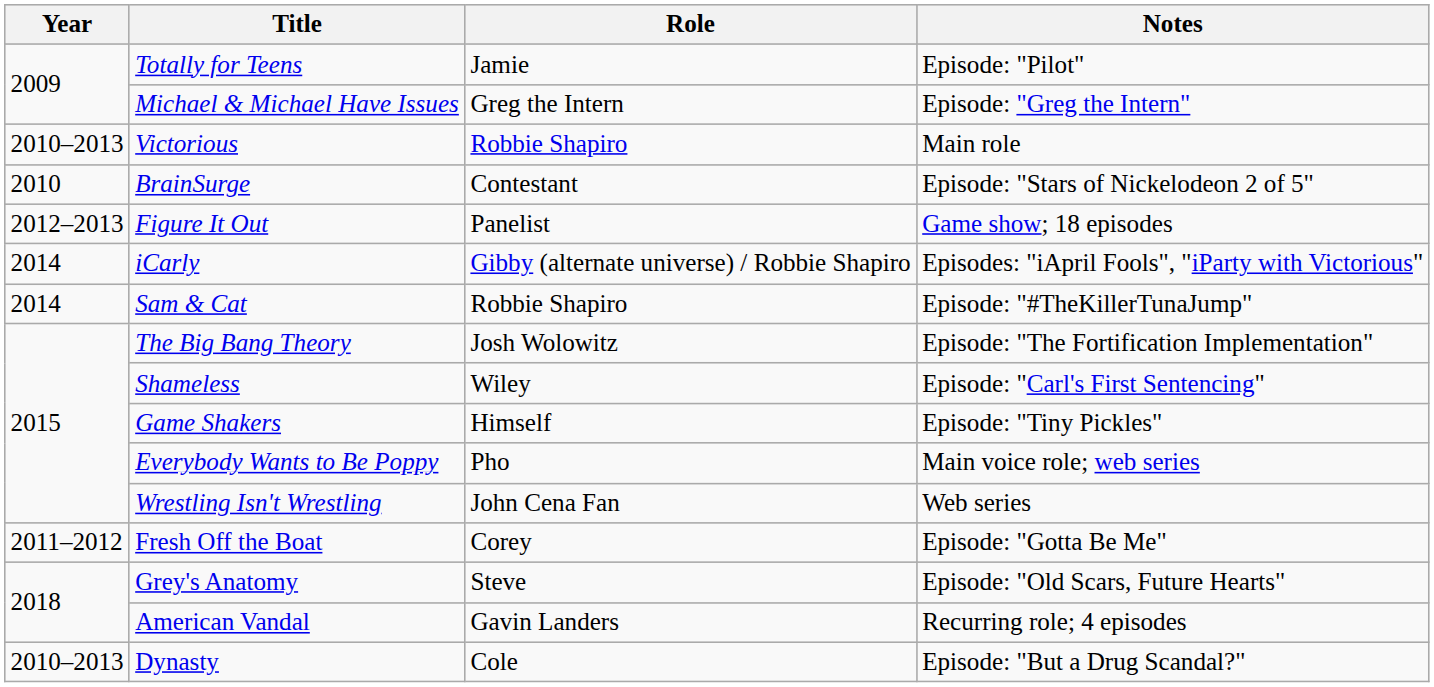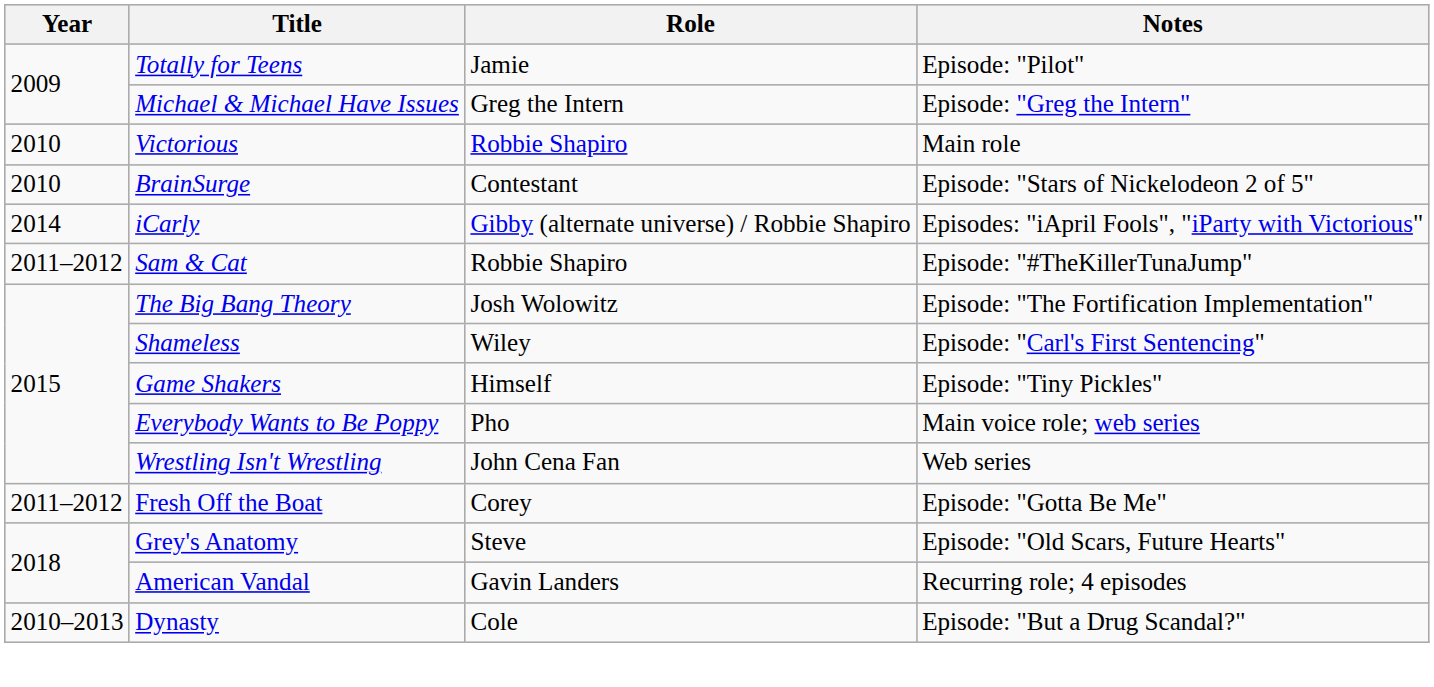(67, 143) 2010–2013 -> (36, 143) 2010
- row: (202, 223)
(36, 303) 2014 -> (67, 263) 2011–2012
